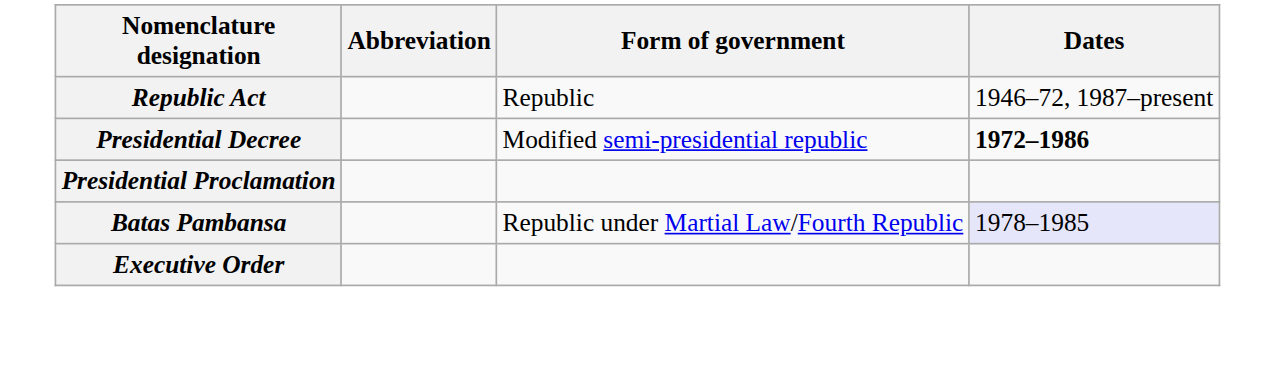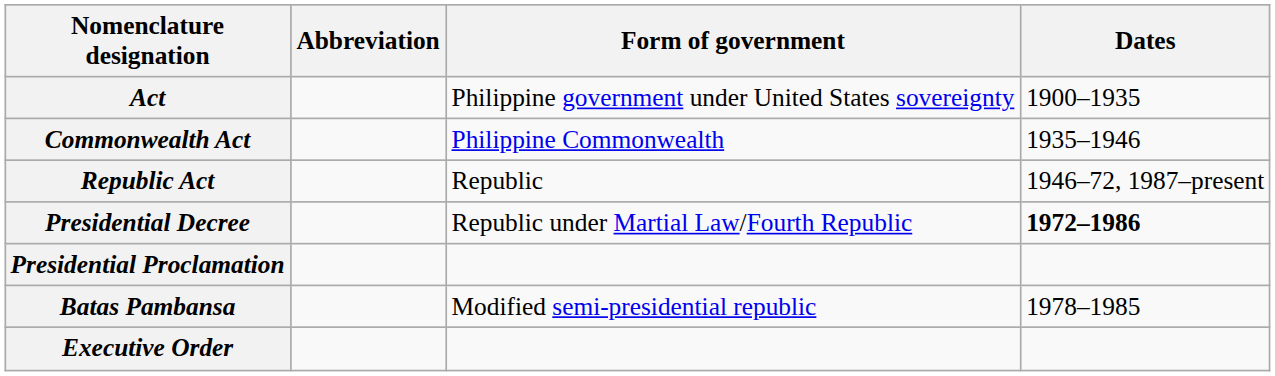+ row: (148, 97)
+ row: (148, 139)
(685, 139) Modified semi-presidential republic -> (682, 222) Republic under Martial Law/Fourth Republic
(733, 222) Republic under Martial Law/Fourth Republic -> (634, 306) Modified semi-presidential republic
(1032, 222) lavender background -> (1083, 306) no background
